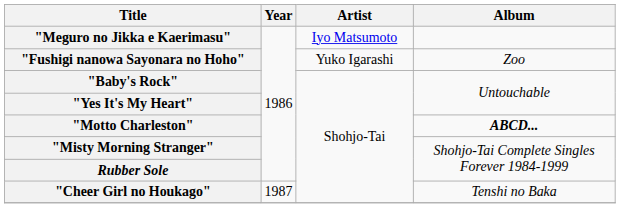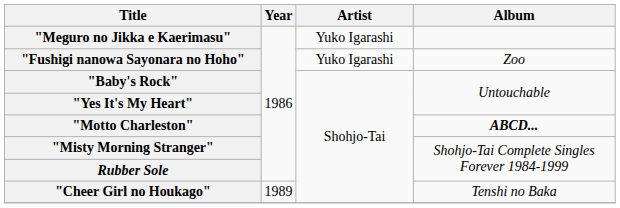(355, 37) Iyo Matsumoto -> (355, 37) Yuko Igarashi
(279, 192) 1987 -> (279, 192) 1989
